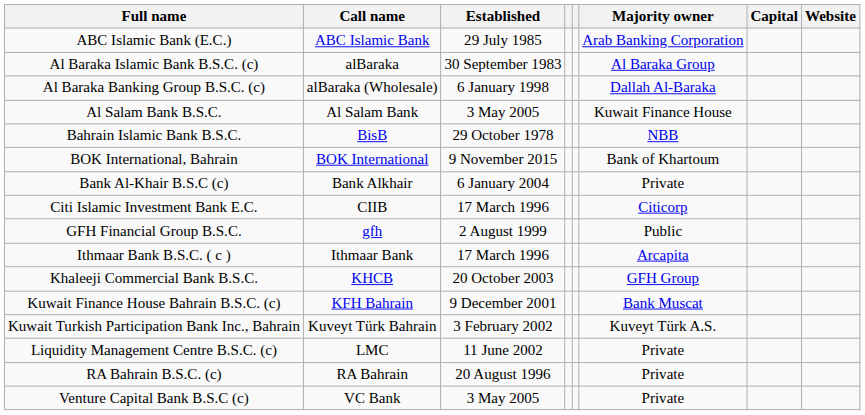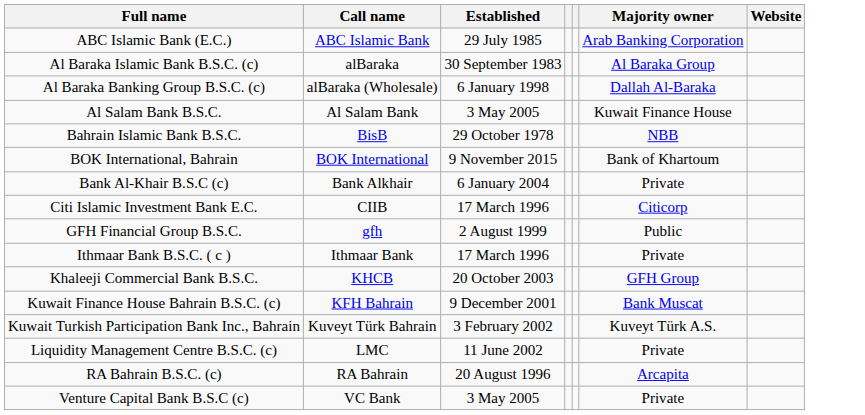- column: (774, 16)
(663, 254) Arcapita -> (663, 254) Private
(663, 374) Private -> (663, 374) Arcapita
